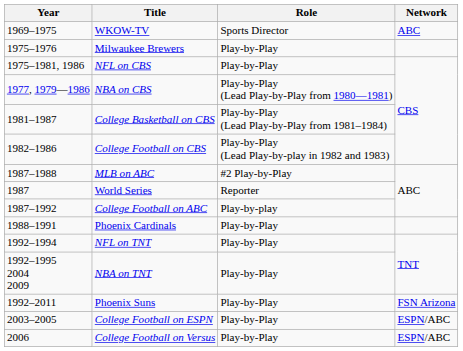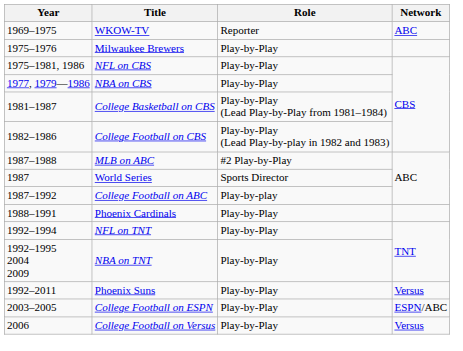(254, 30) Sports Director -> (240, 30) Reporter
(306, 89) Play-by-Play (Lead Play-by-Play from 1980—1981) -> (249, 83) Play-by-Play
(240, 190) Reporter -> (254, 178) Sports Director
(426, 302) FSN Arizona -> (409, 290) Versus
(424, 337) ESPN/ABC -> (409, 325) Versus
